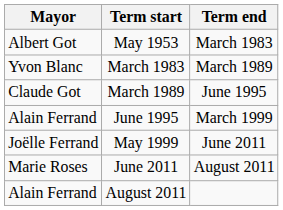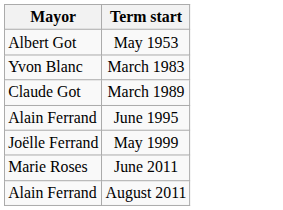- column: (234, 17)
